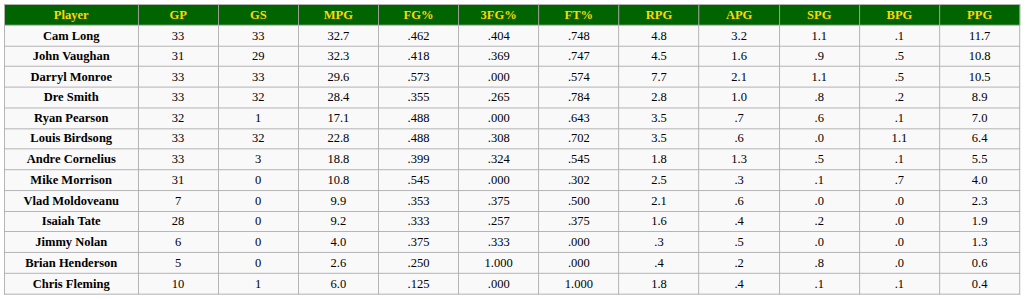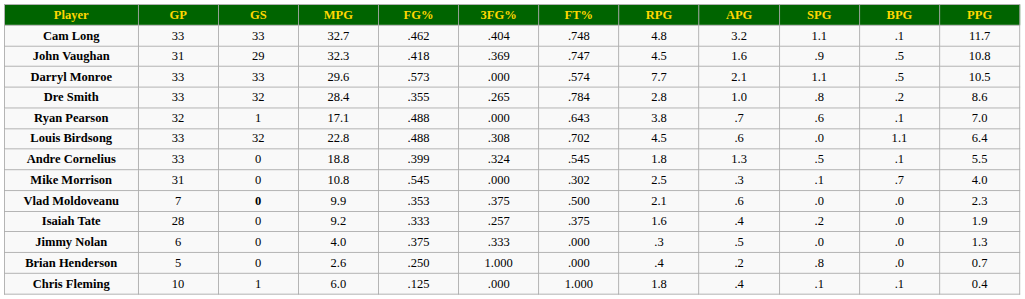(980, 97) 8.9 -> (980, 97) 8.6
(659, 118) 3.5 -> (659, 118) 3.8
(659, 139) 3.5 -> (659, 139) 4.5
(258, 159) 3 -> (258, 159) 0
(258, 201) normal -> (258, 201) bold
(980, 263) 0.6 -> (980, 263) 0.7
